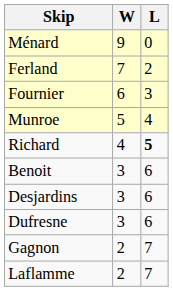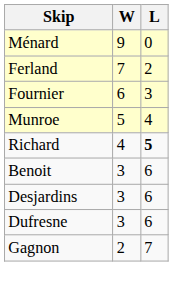- row: (41, 273)
